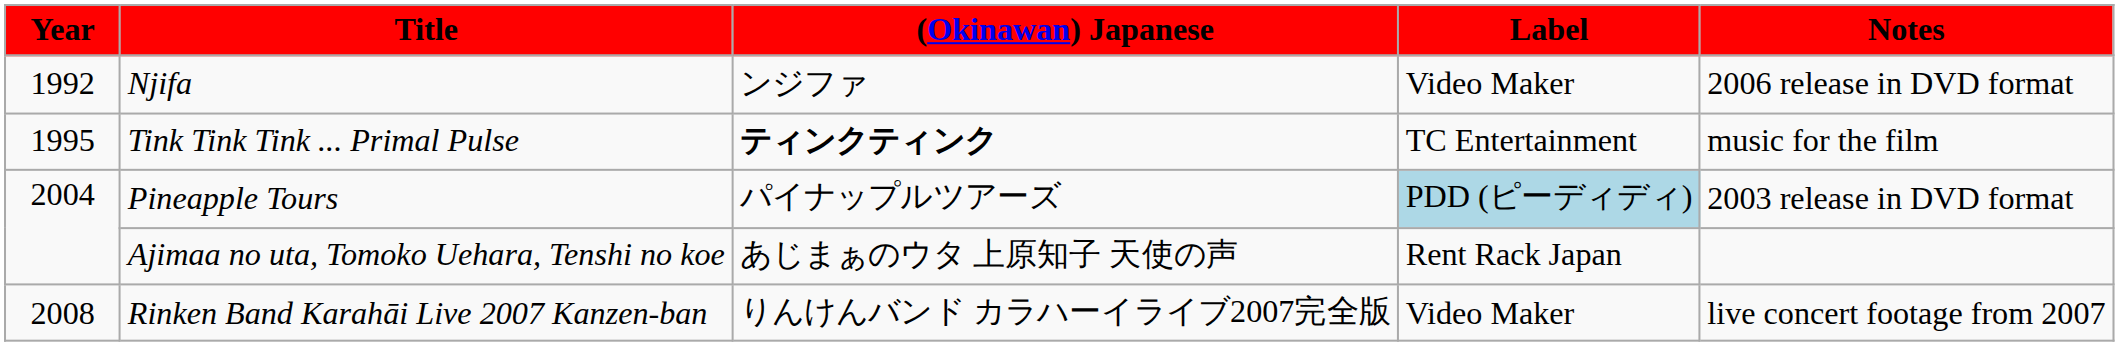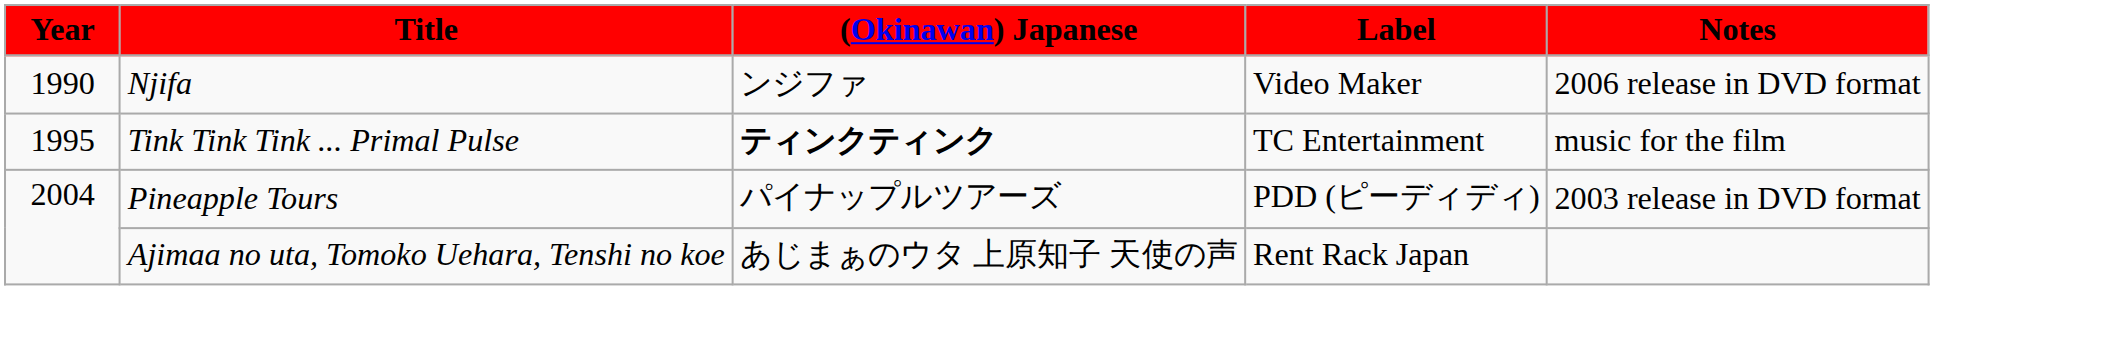(63, 84) 1992 -> (63, 84) 1990
(1549, 197) lightblue background -> (1396, 197) no background
- row: (418, 312)
